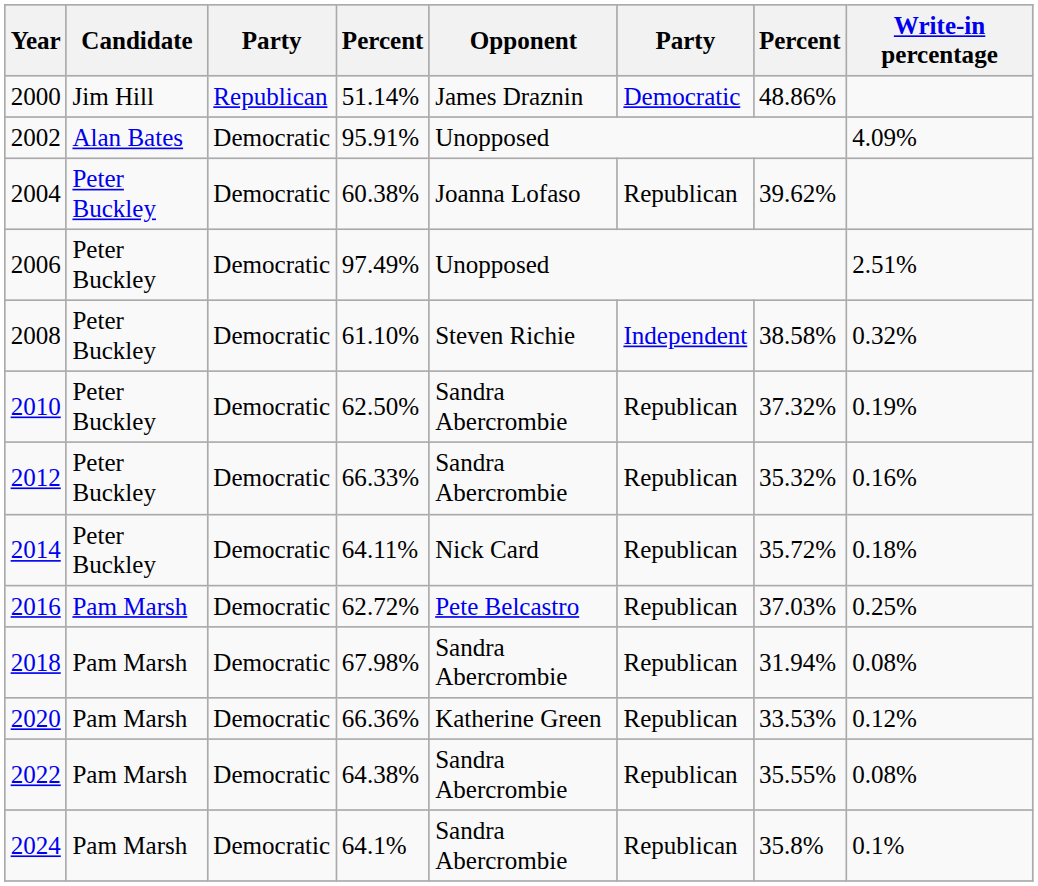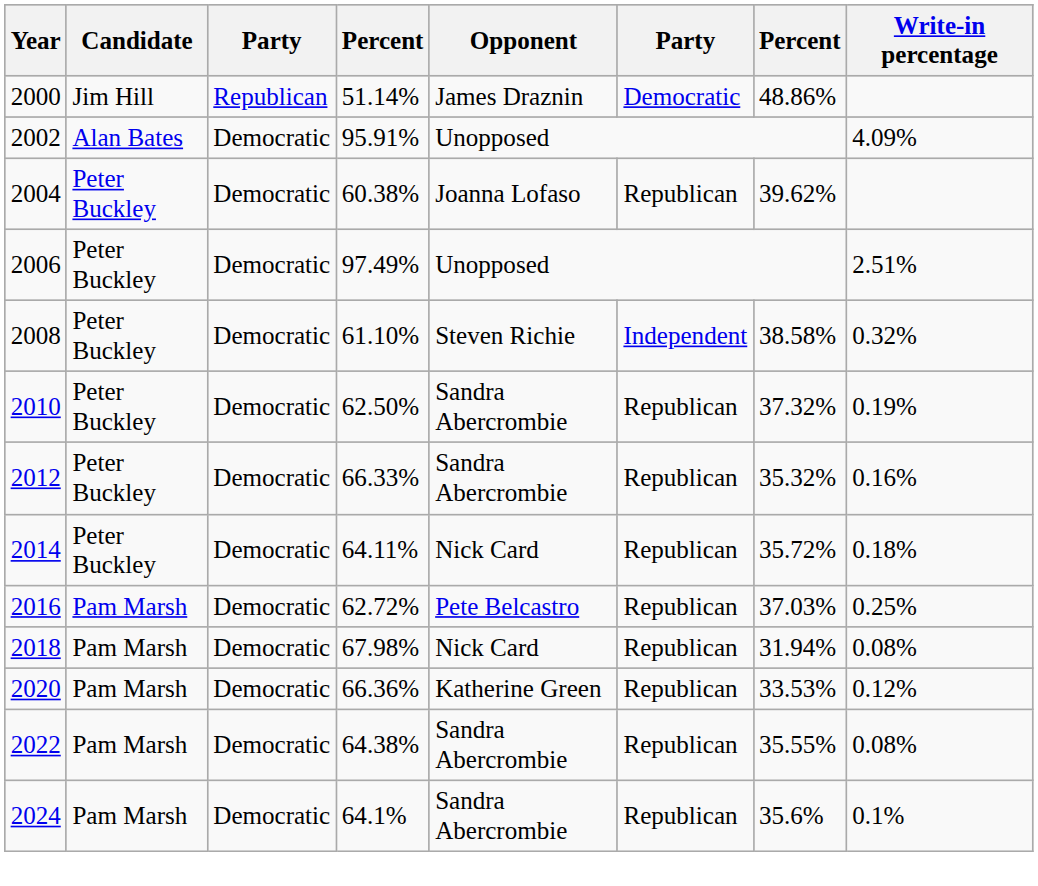(501, 661) Sandra Abercrombie -> (487, 646) Nick Card
(791, 844) 35.8% -> (791, 815) 35.6%
